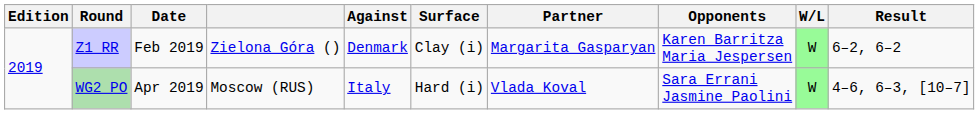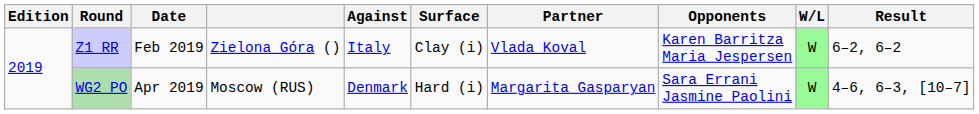(378, 48) Denmark -> (369, 48) Italy
(573, 48) Margarita Gasparyan -> (539, 48) Vlada Koval
(369, 88) Italy -> (378, 88) Denmark
(539, 88) Vlada Koval -> (573, 88) Margarita Gasparyan
